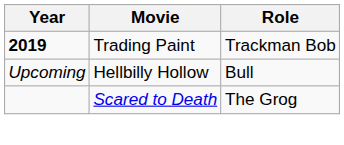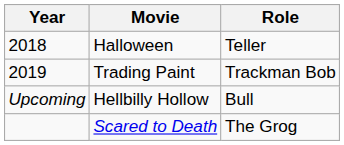+ row: (133, 45)
(28, 45) bold -> (28, 72) normal
